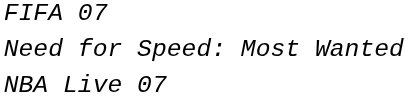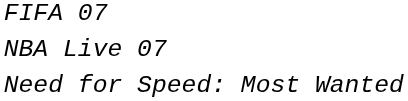rows swapped: (85, 85) <-> (204, 49)
